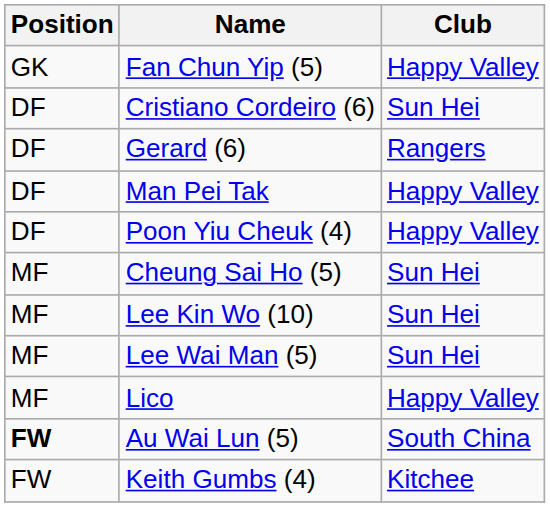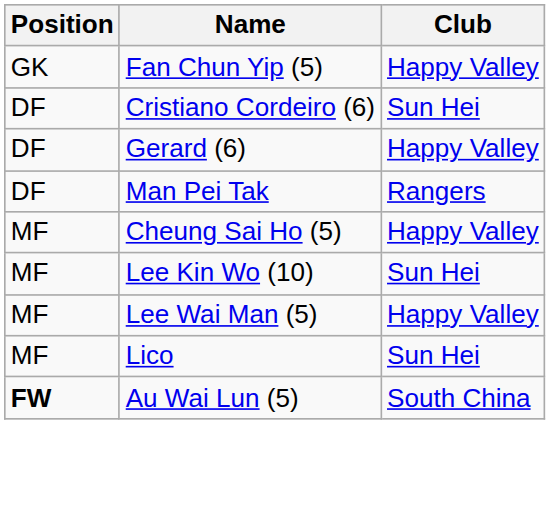(436, 149) Rangers -> (463, 149) Happy Valley
(463, 190) Happy Valley -> (436, 190) Rangers
- row: (239, 231)
(433, 273) Sun Hei -> (463, 231) Happy Valley
(433, 356) Sun Hei -> (463, 314) Happy Valley
(463, 397) Happy Valley -> (433, 356) Sun Hei
- row: (221, 480)
